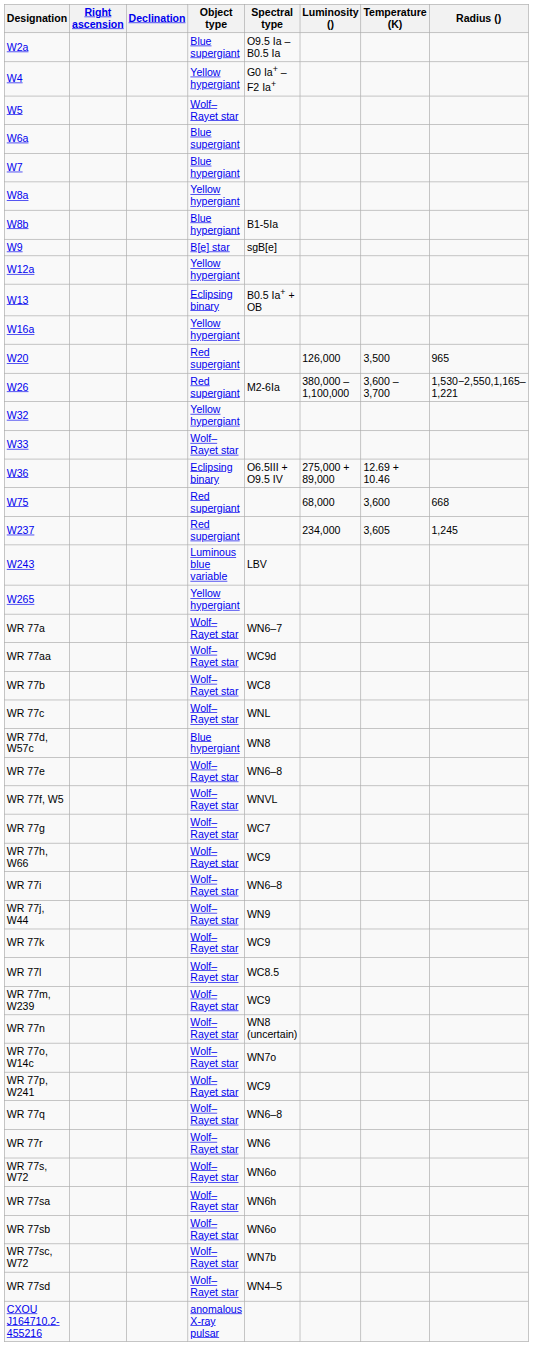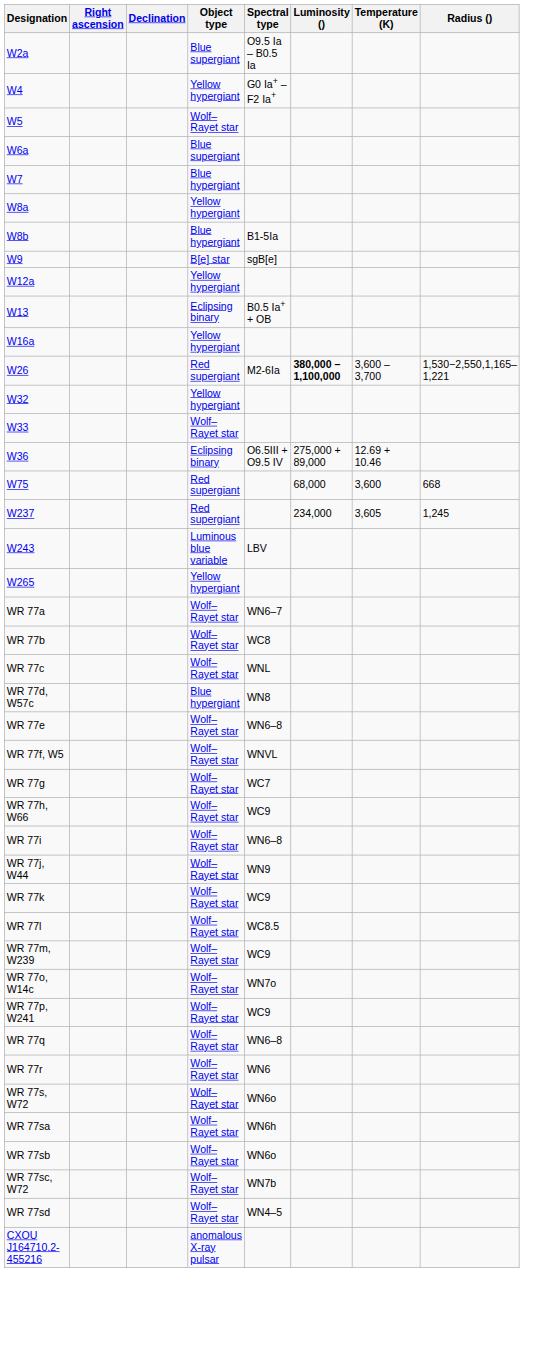- row: (18, 359)
(326, 387) normal -> (317, 370) bold
- row: (29, 657)
- row: (26, 1029)
